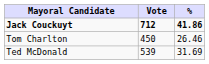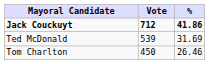rows swapped: (37, 53) <-> (37, 39)
